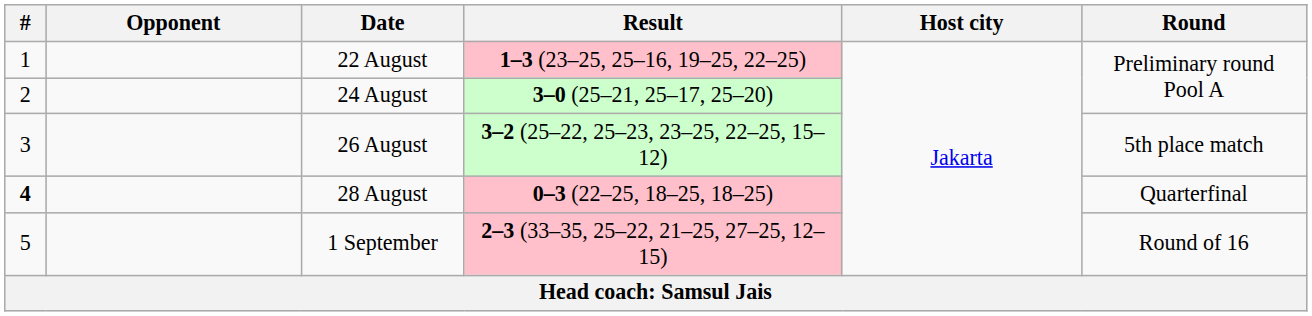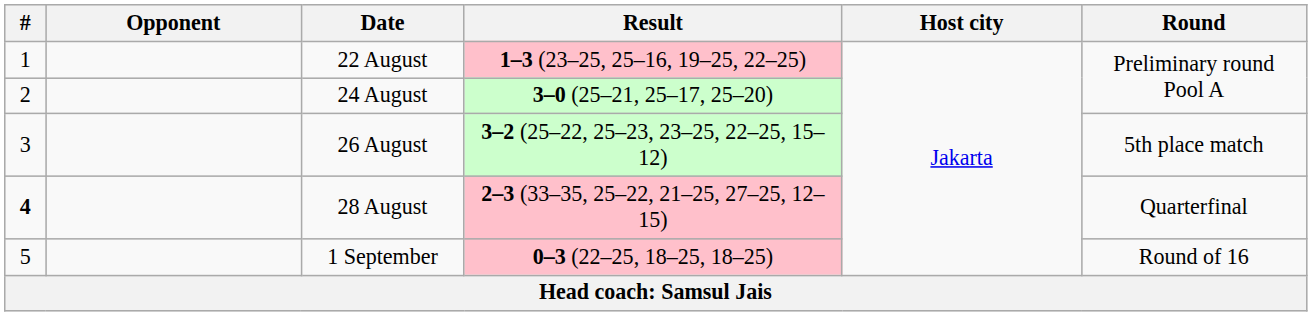(653, 194) 0–3 (22–25, 18–25, 18–25) -> (653, 207) 2–3 (33–35, 25–22, 21–25, 27–25, 12–15)
(653, 243) 2–3 (33–35, 25–22, 21–25, 27–25, 12–15) -> (653, 256) 0–3 (22–25, 18–25, 18–25)
